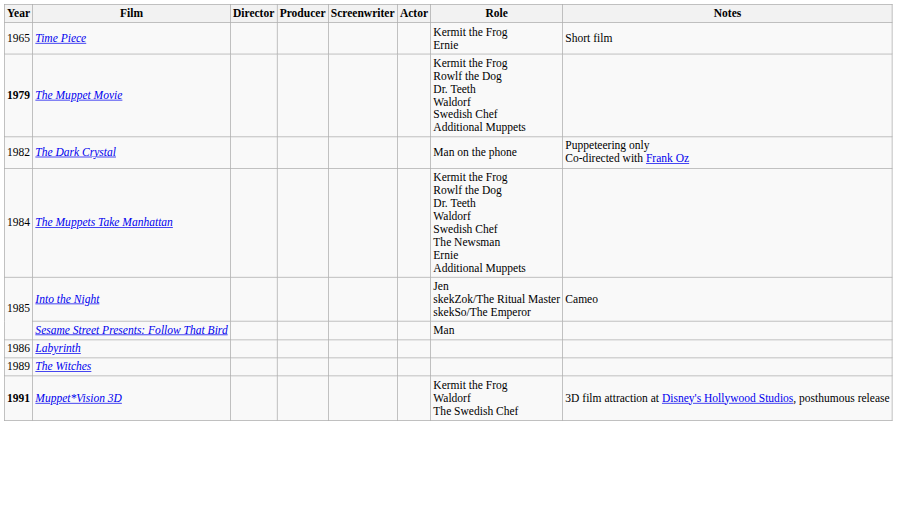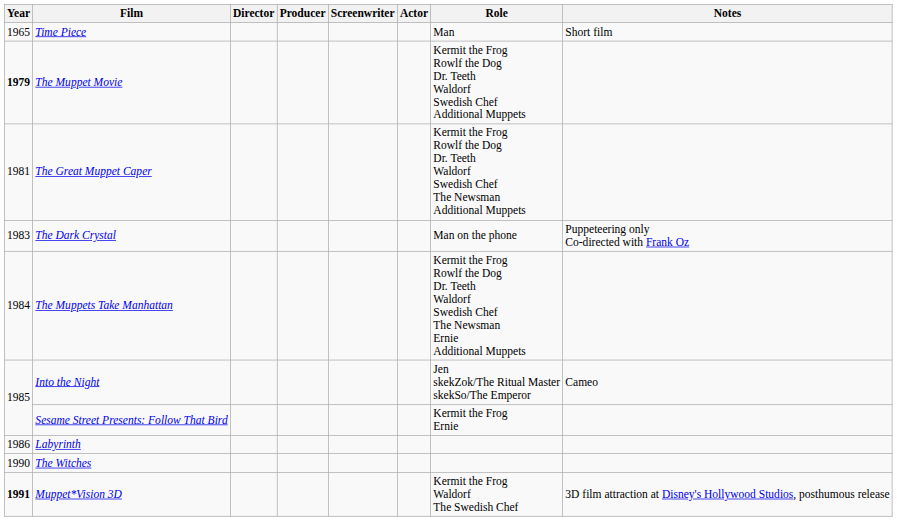(470, 38) Kermit the Frog Ernie -> (444, 31) Man
+ row: (94, 172)
(19, 152) 1982 -> (19, 235) 1983
(444, 330) Man -> (470, 420) Kermit the Frog Ernie
(19, 367) 1989 -> (19, 463) 1990
